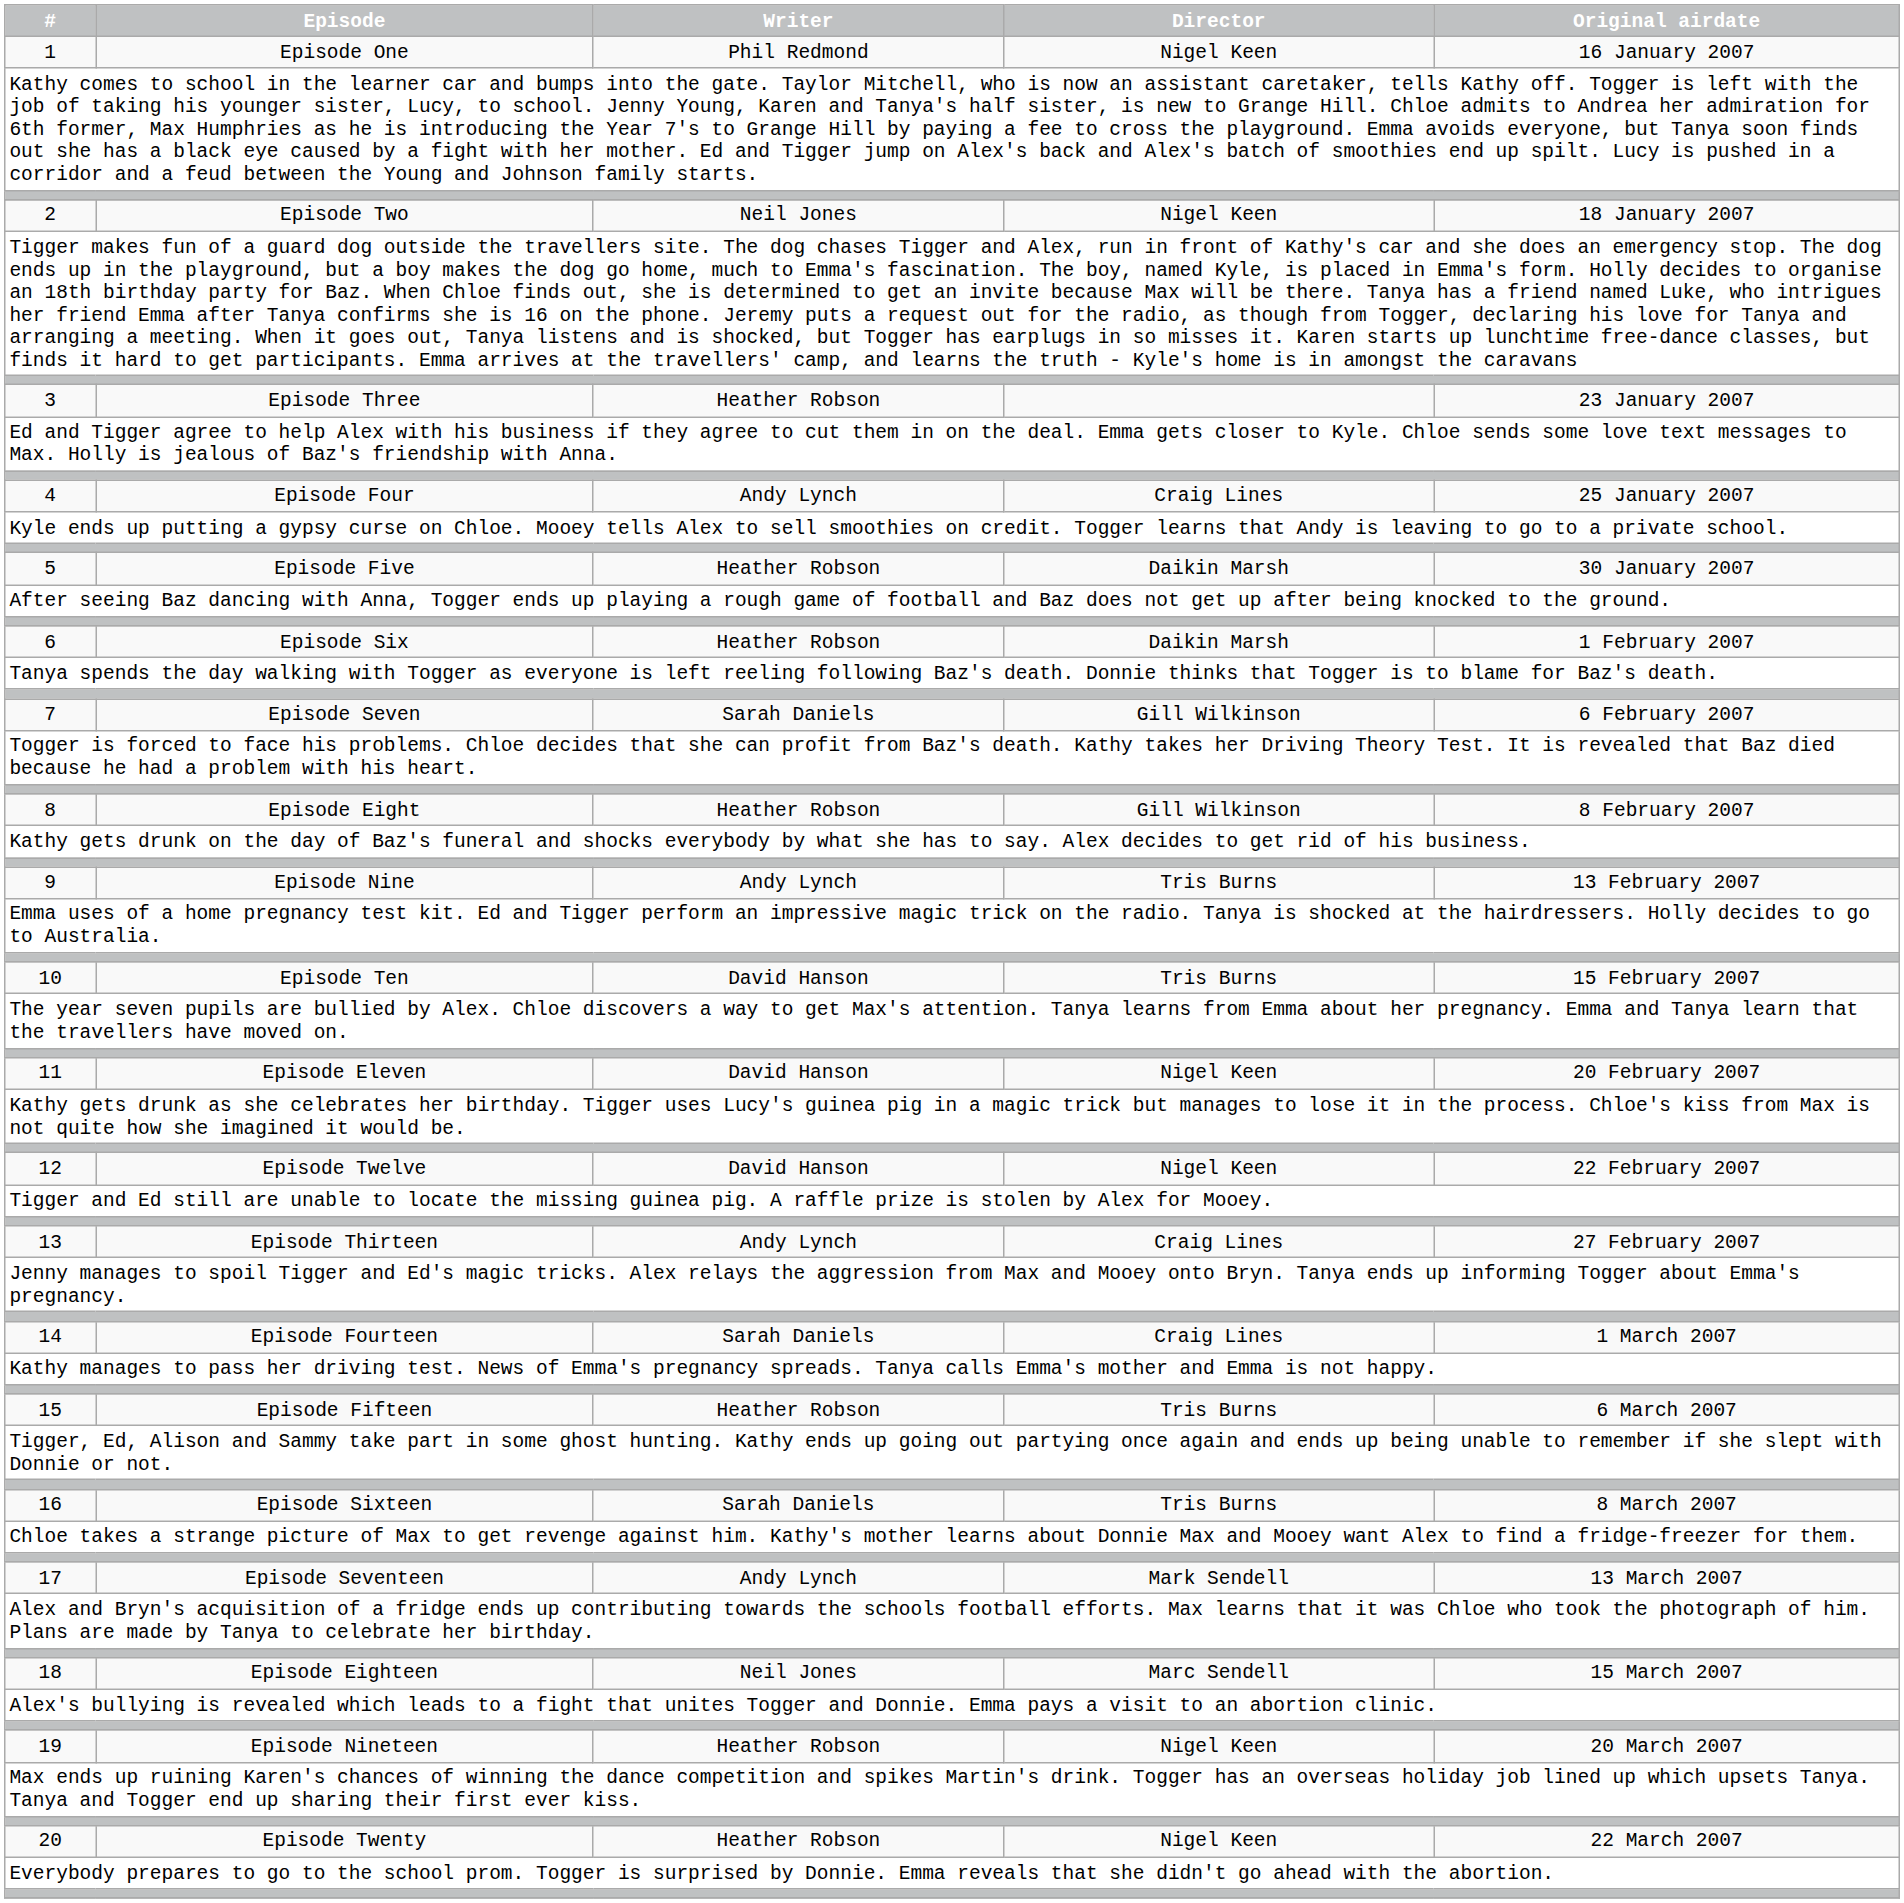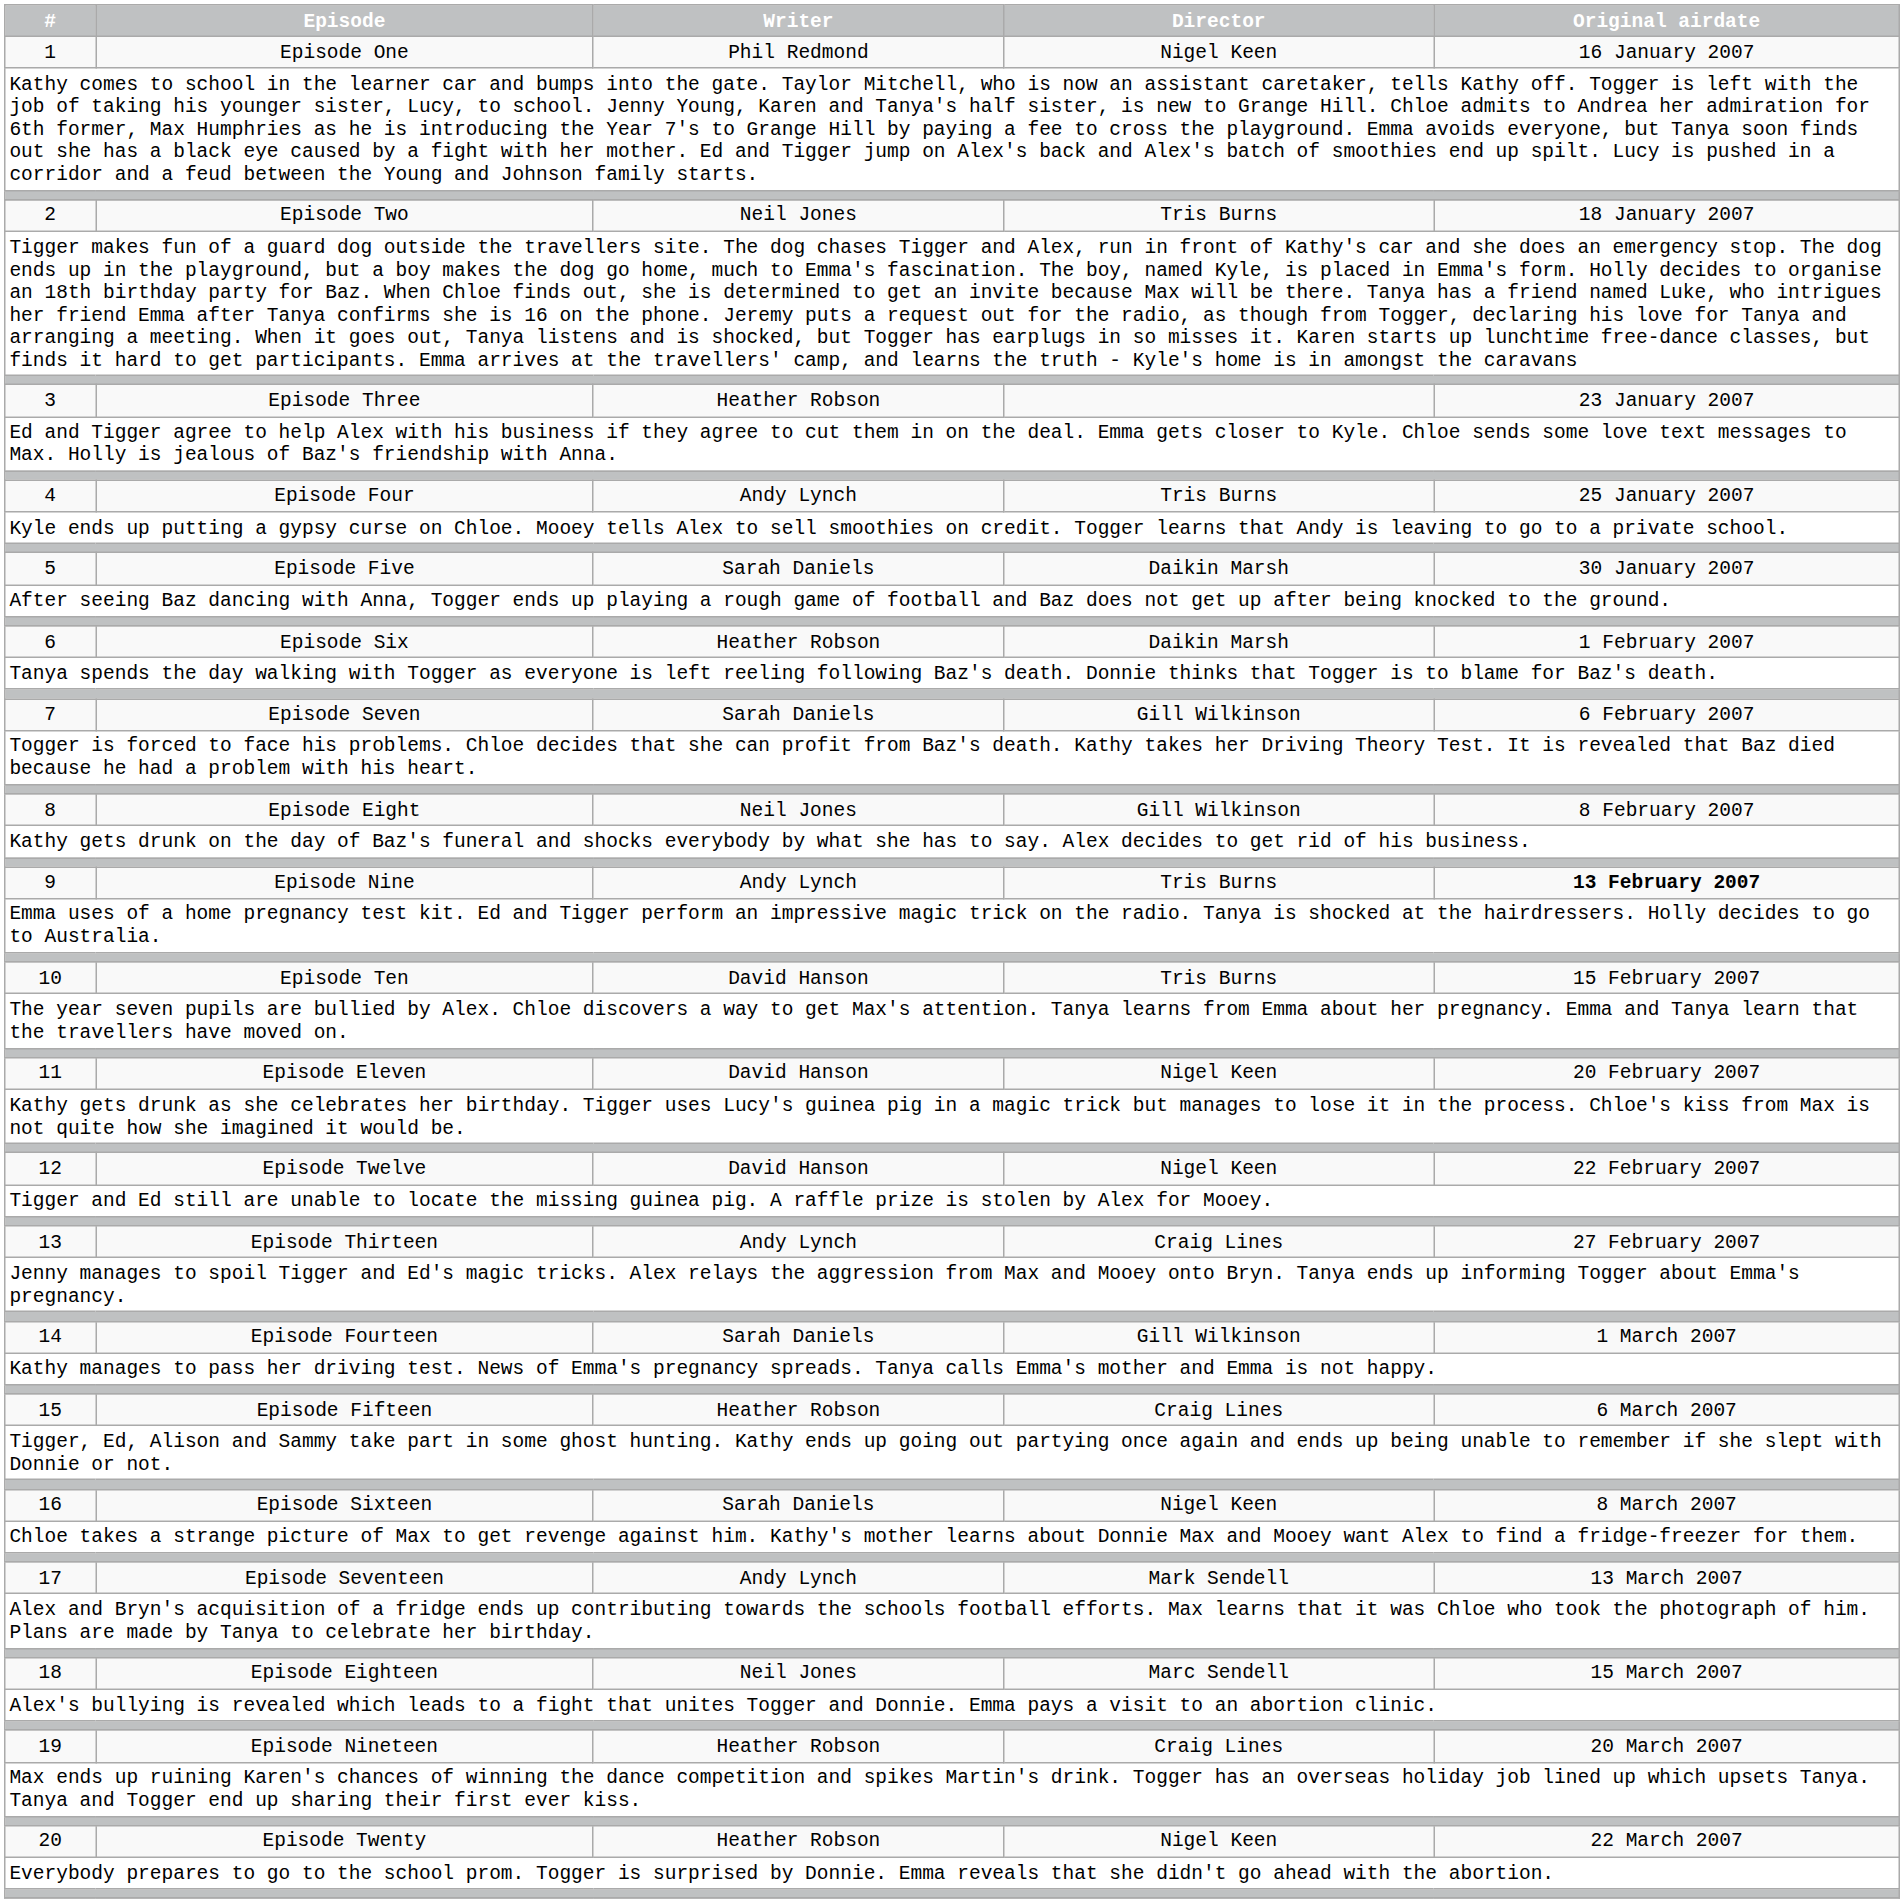(1219, 215) Nigel Keen -> (1219, 215) Tris Burns
(1219, 496) Craig Lines -> (1219, 496) Tris Burns
(798, 569) Heather Robson -> (798, 569) Sarah Daniels
(798, 810) Heather Robson -> (798, 810) Neil Jones
(1667, 883) normal -> (1667, 883) bold
(1219, 1337) Craig Lines -> (1219, 1337) Gill Wilkinson
(1219, 1410) Tris Burns -> (1219, 1410) Craig Lines
(1219, 1505) Tris Burns -> (1219, 1505) Nigel Keen
(1219, 1746) Nigel Keen -> (1219, 1746) Craig Lines
